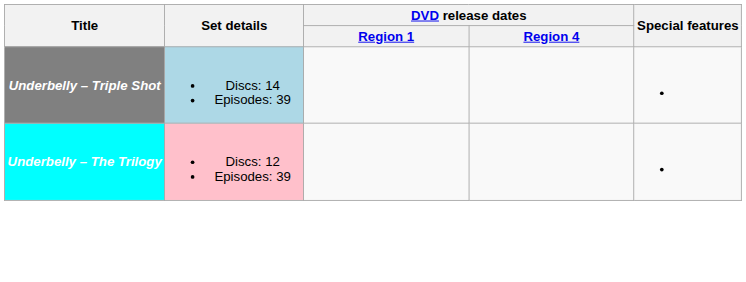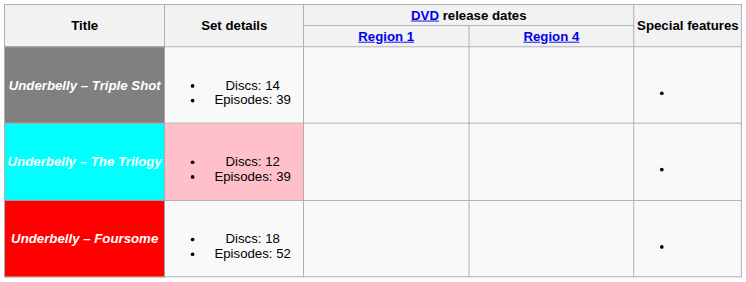(234, 92) lightblue background -> (234, 92) no background
+ row: (85, 239)
